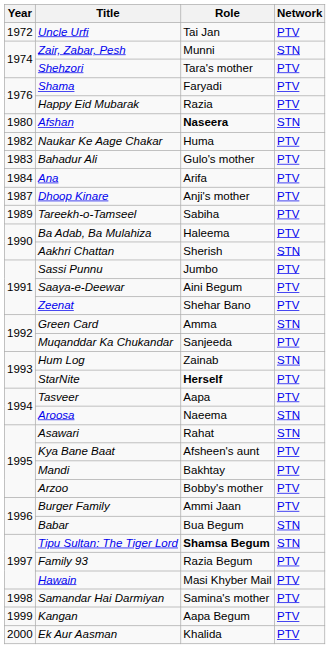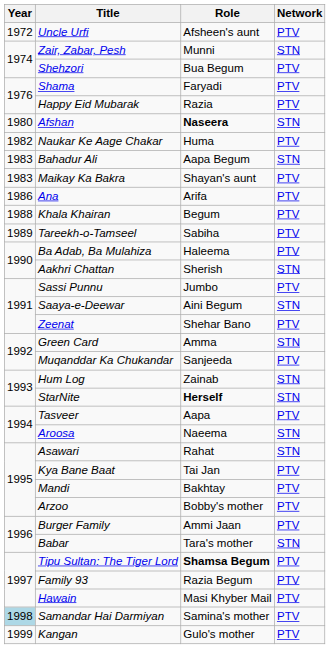(202, 31) Tai Jan -> (221, 31) Afsheen's aunt
(218, 68) Tara's mother -> (213, 68) Bua Begum
(219, 159) Gulo's mother -> (217, 159) Aapa Begum
(288, 159) PTV -> (288, 159) STN
+ row: (81, 178)
(20, 178) 1984 -> (20, 196) 1986
- row: (73, 196)
+ row: (74, 214)
(288, 287) PTV -> (288, 305) STN
(288, 379) PTV -> (288, 397) STN
(221, 452) Afsheen's aunt -> (202, 470) Tai Jan
(213, 525) Bua Begum -> (218, 543) Tara's mother
(288, 543) STN -> (288, 561) PTV
(20, 598) no background -> (20, 616) lightblue background
(217, 616) Aapa Begum -> (219, 634) Gulo's mother
- row: (78, 634)
